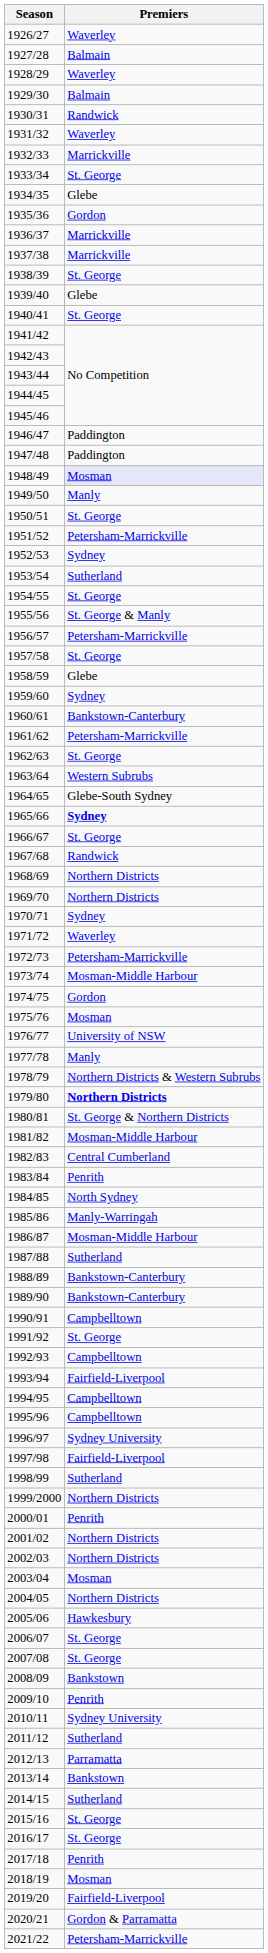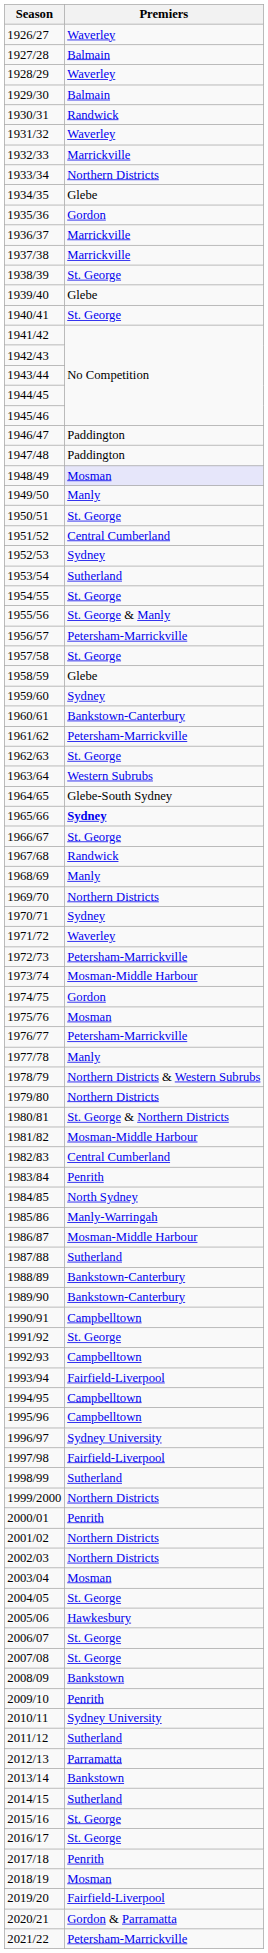(94, 174) St. George -> (113, 174) Northern Districts
(127, 535) Petersham-Marrickville -> (119, 535) Central Cumberland
(113, 876) Northern Districts -> (84, 876) Manly
(116, 1036) University of NSW -> (127, 1036) Petersham-Marrickville
(117, 1097) bold -> (113, 1097) normal
(113, 1598) Northern Districts -> (94, 1598) St. George
